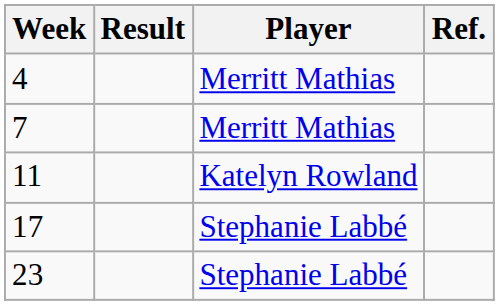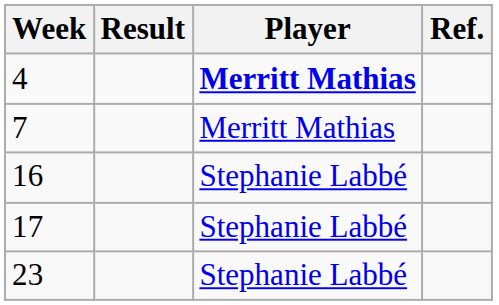(297, 78) normal -> (308, 78) bold
- row: (27, 176)
+ row: (28, 176)
